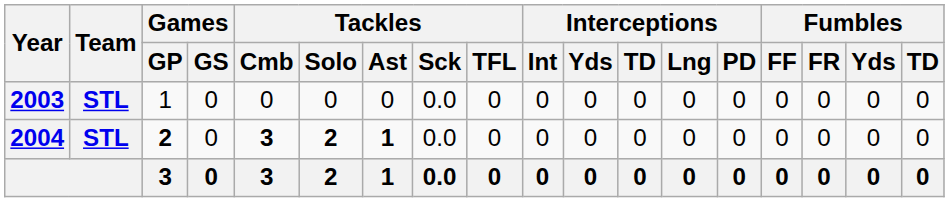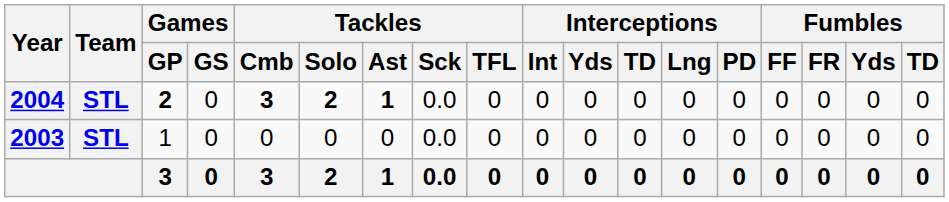rows swapped: (37, 100) <-> (37, 138)
